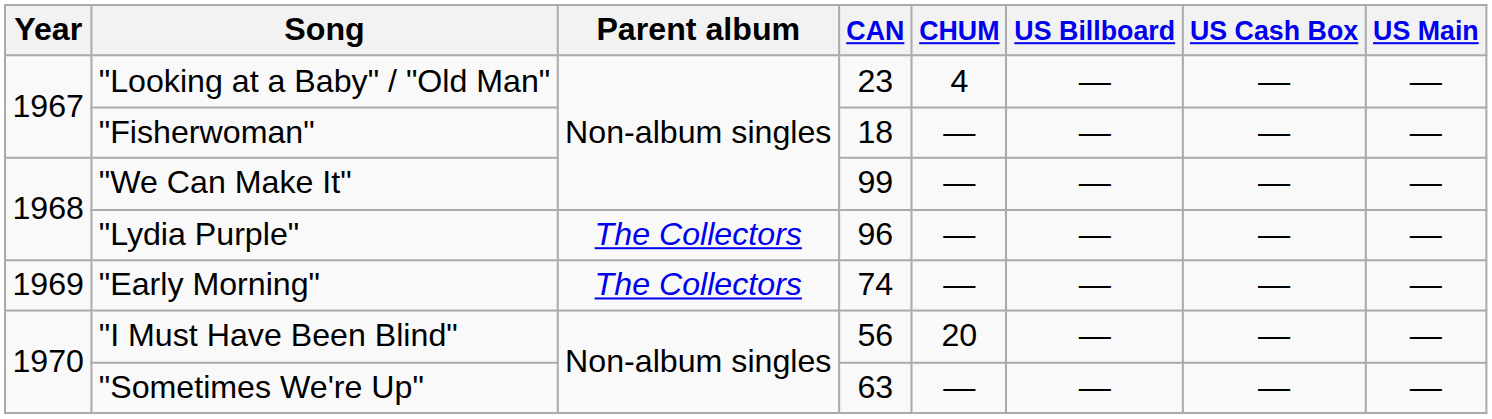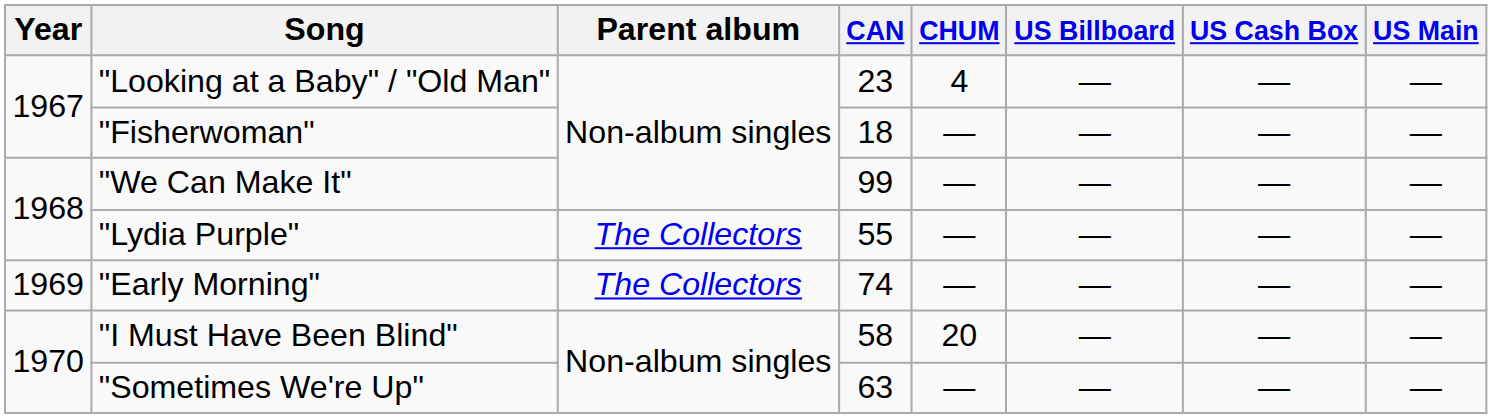(875, 234) 96 -> (875, 234) 55
(875, 336) 56 -> (875, 336) 58
